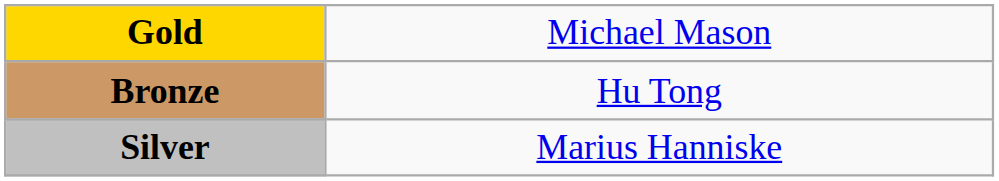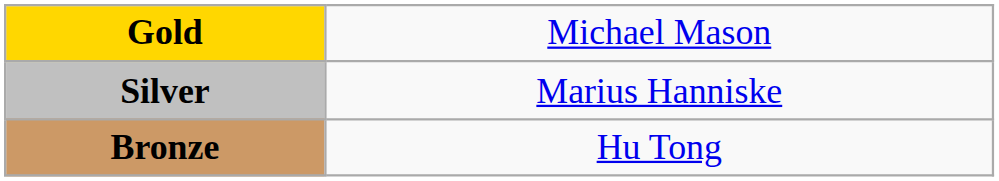rows swapped: (165, 146) <-> (165, 89)
